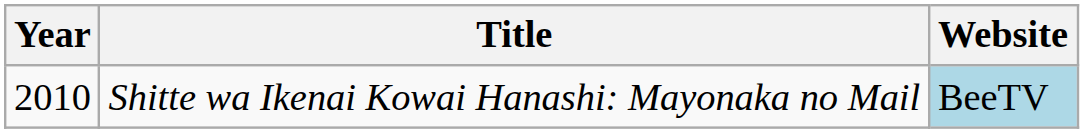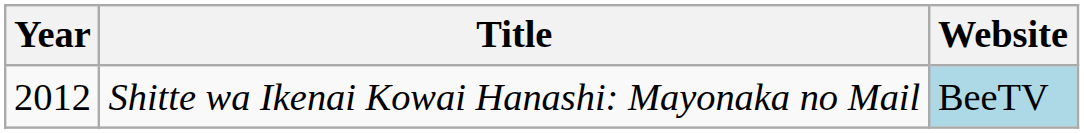(52, 95) 2010 -> (52, 95) 2012
